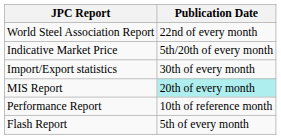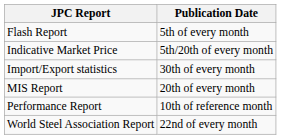rows swapped: (37, 124) <-> (81, 32)
(207, 87) paleturquoise background -> (207, 87) no background
